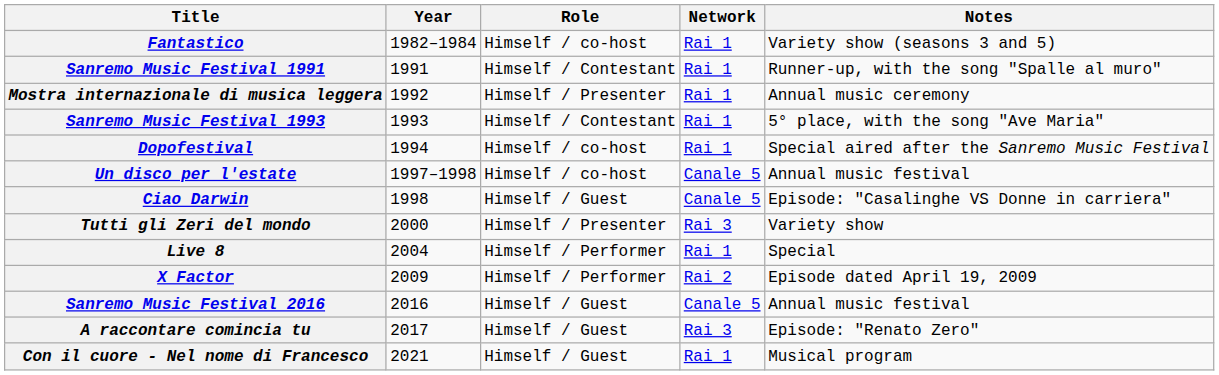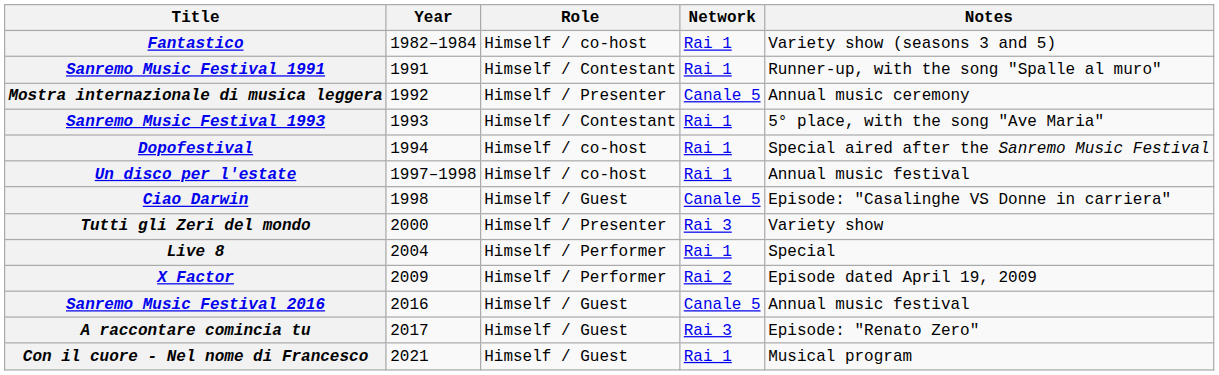(708, 96) Rai 1 -> (722, 96) Canale 5
(722, 174) Canale 5 -> (708, 174) Rai 1
